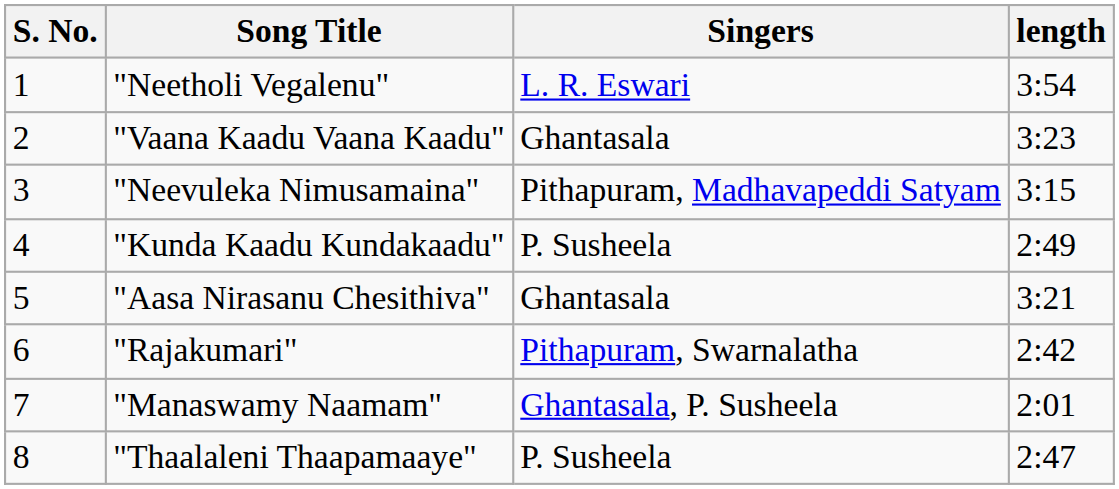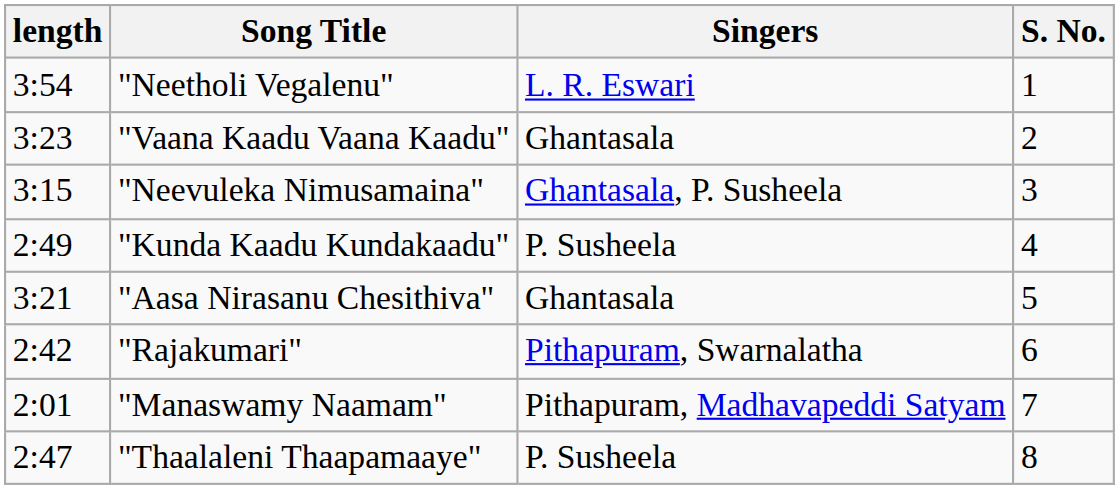columns swapped: (55, 31) <-> (1061, 31)
(761, 191) Pithapuram, Madhavapeddi Satyam -> (684, 191) Ghantasala, P. Susheela
(679, 404) Ghantasala, P. Susheela -> (765, 404) Pithapuram, Madhavapeddi Satyam
